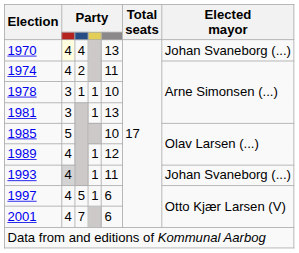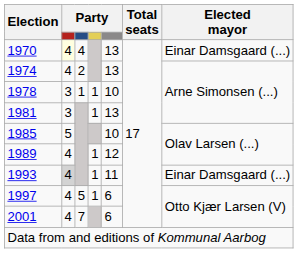(228, 50) Johan Svaneborg (...) -> (228, 50) Einar Damsgaard (...)
(111, 71) 11 -> (112, 71) 13
(228, 175) Johan Svaneborg (...) -> (228, 175) Einar Damsgaard (...)
